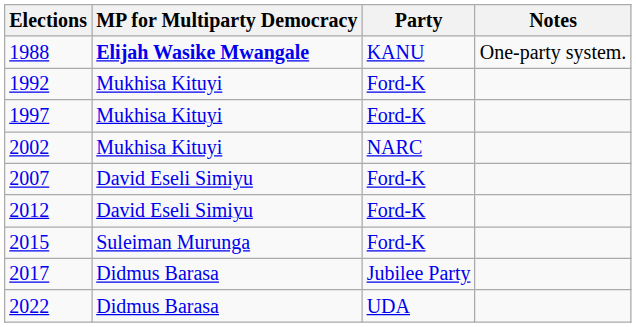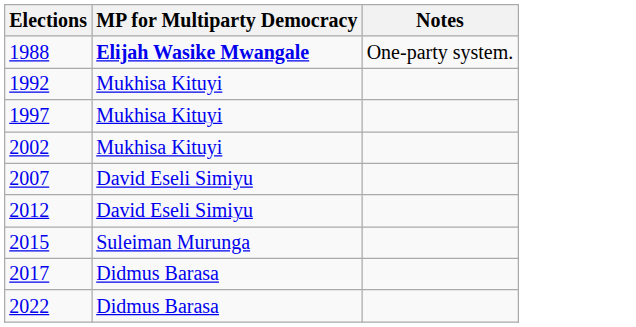- column: (419, 20)
